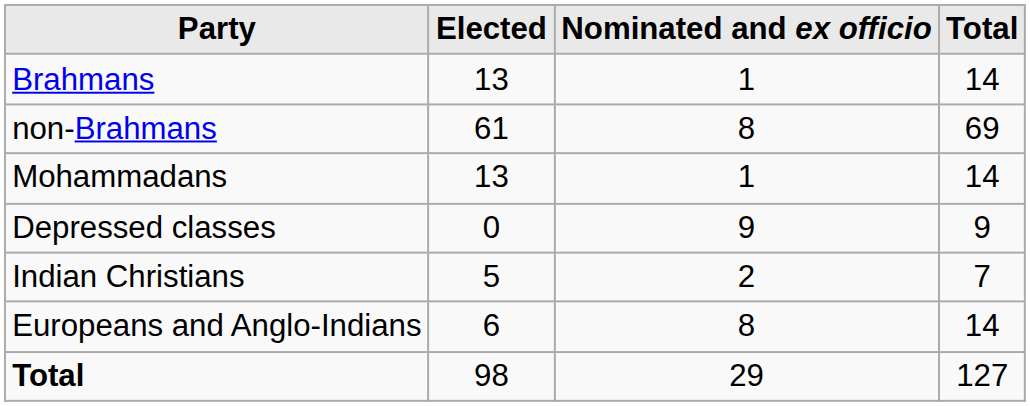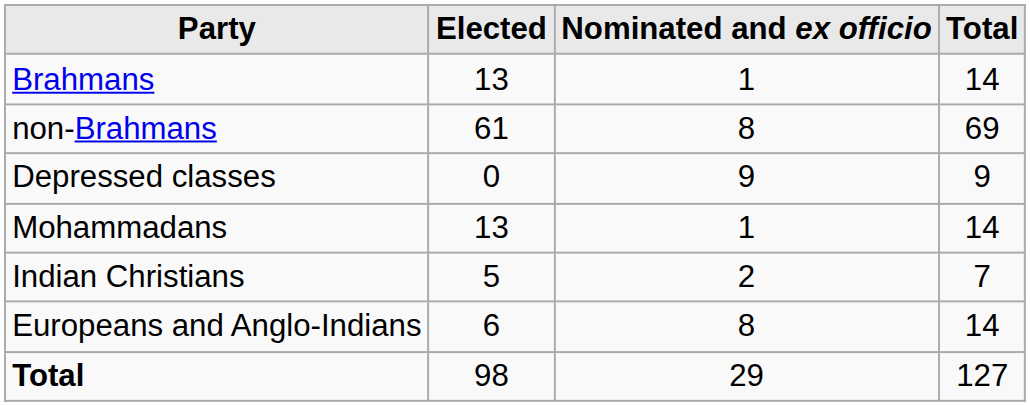rows swapped: (144, 227) <-> (120, 177)
